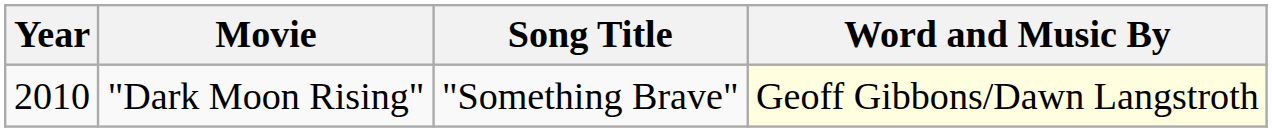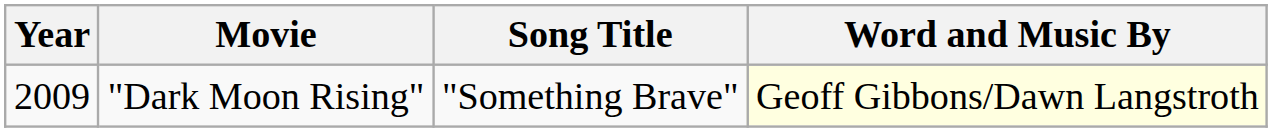(52, 95) 2010 -> (52, 95) 2009
